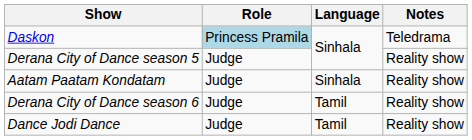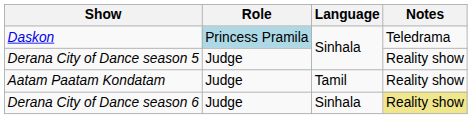(338, 80) Sinhala -> (331, 80) Tamil
(331, 102) Tamil -> (338, 102) Sinhala
(425, 102) no background -> (425, 102) khaki background
- row: (64, 124)
